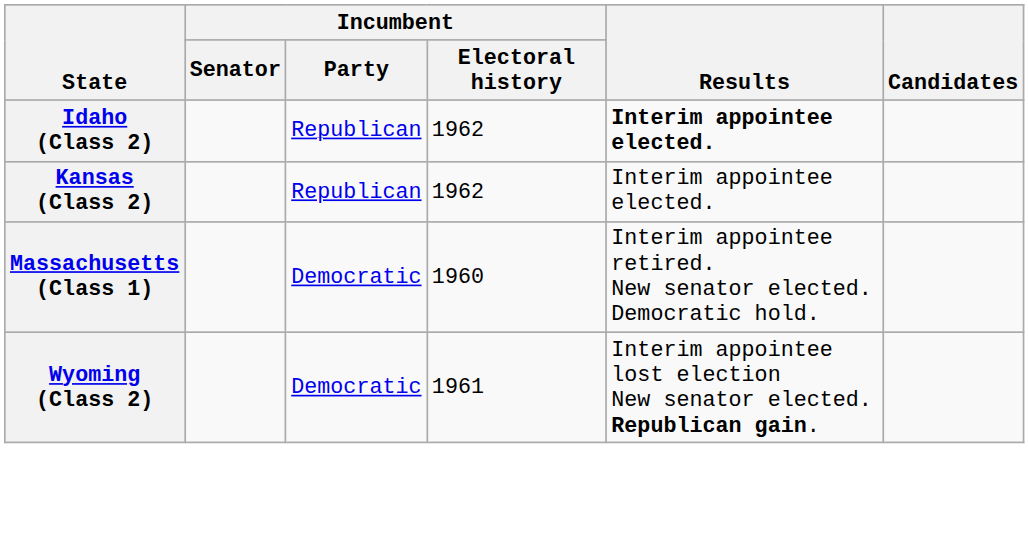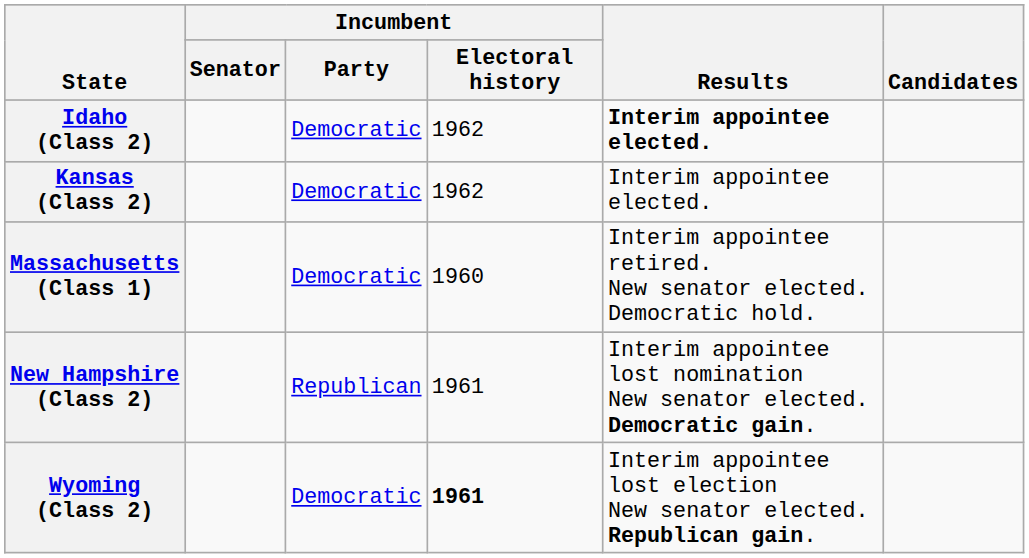(356, 131) Republican -> (356, 131) Democratic
(356, 191) Republican -> (356, 191) Democratic
+ row: (95, 387)
(458, 387) normal -> (458, 498) bold
